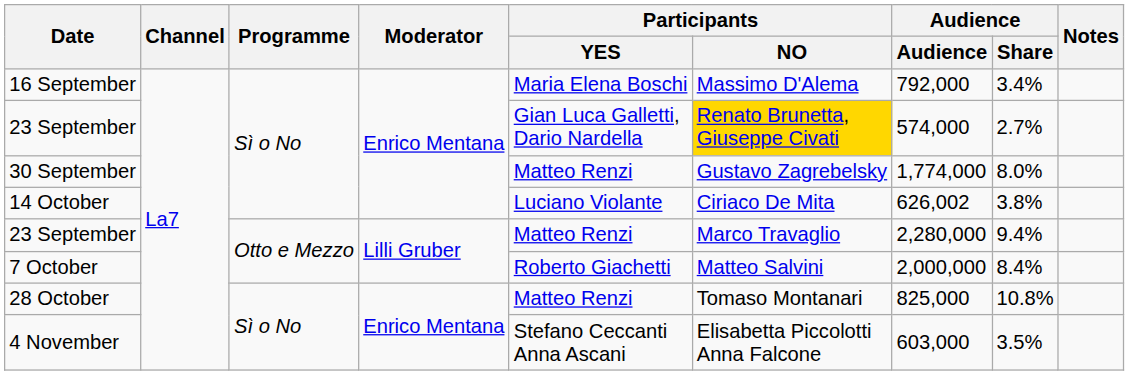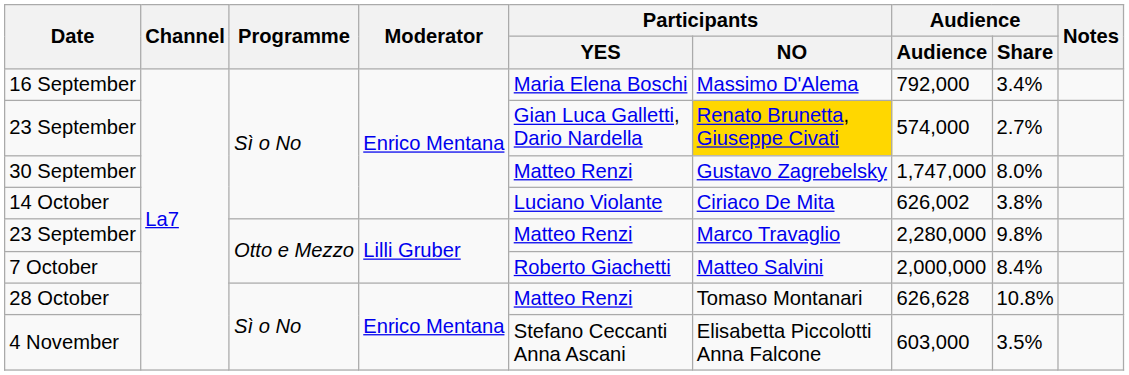(941, 171) 1,774,000 -> (941, 171) 1,747,000
(1020, 235) 9.4% -> (1020, 235) 9.8%
(933, 298) 825,000 -> (933, 298) 626,628
